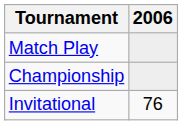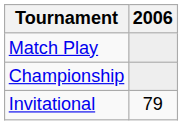(153, 104) 76 -> (153, 104) 79
